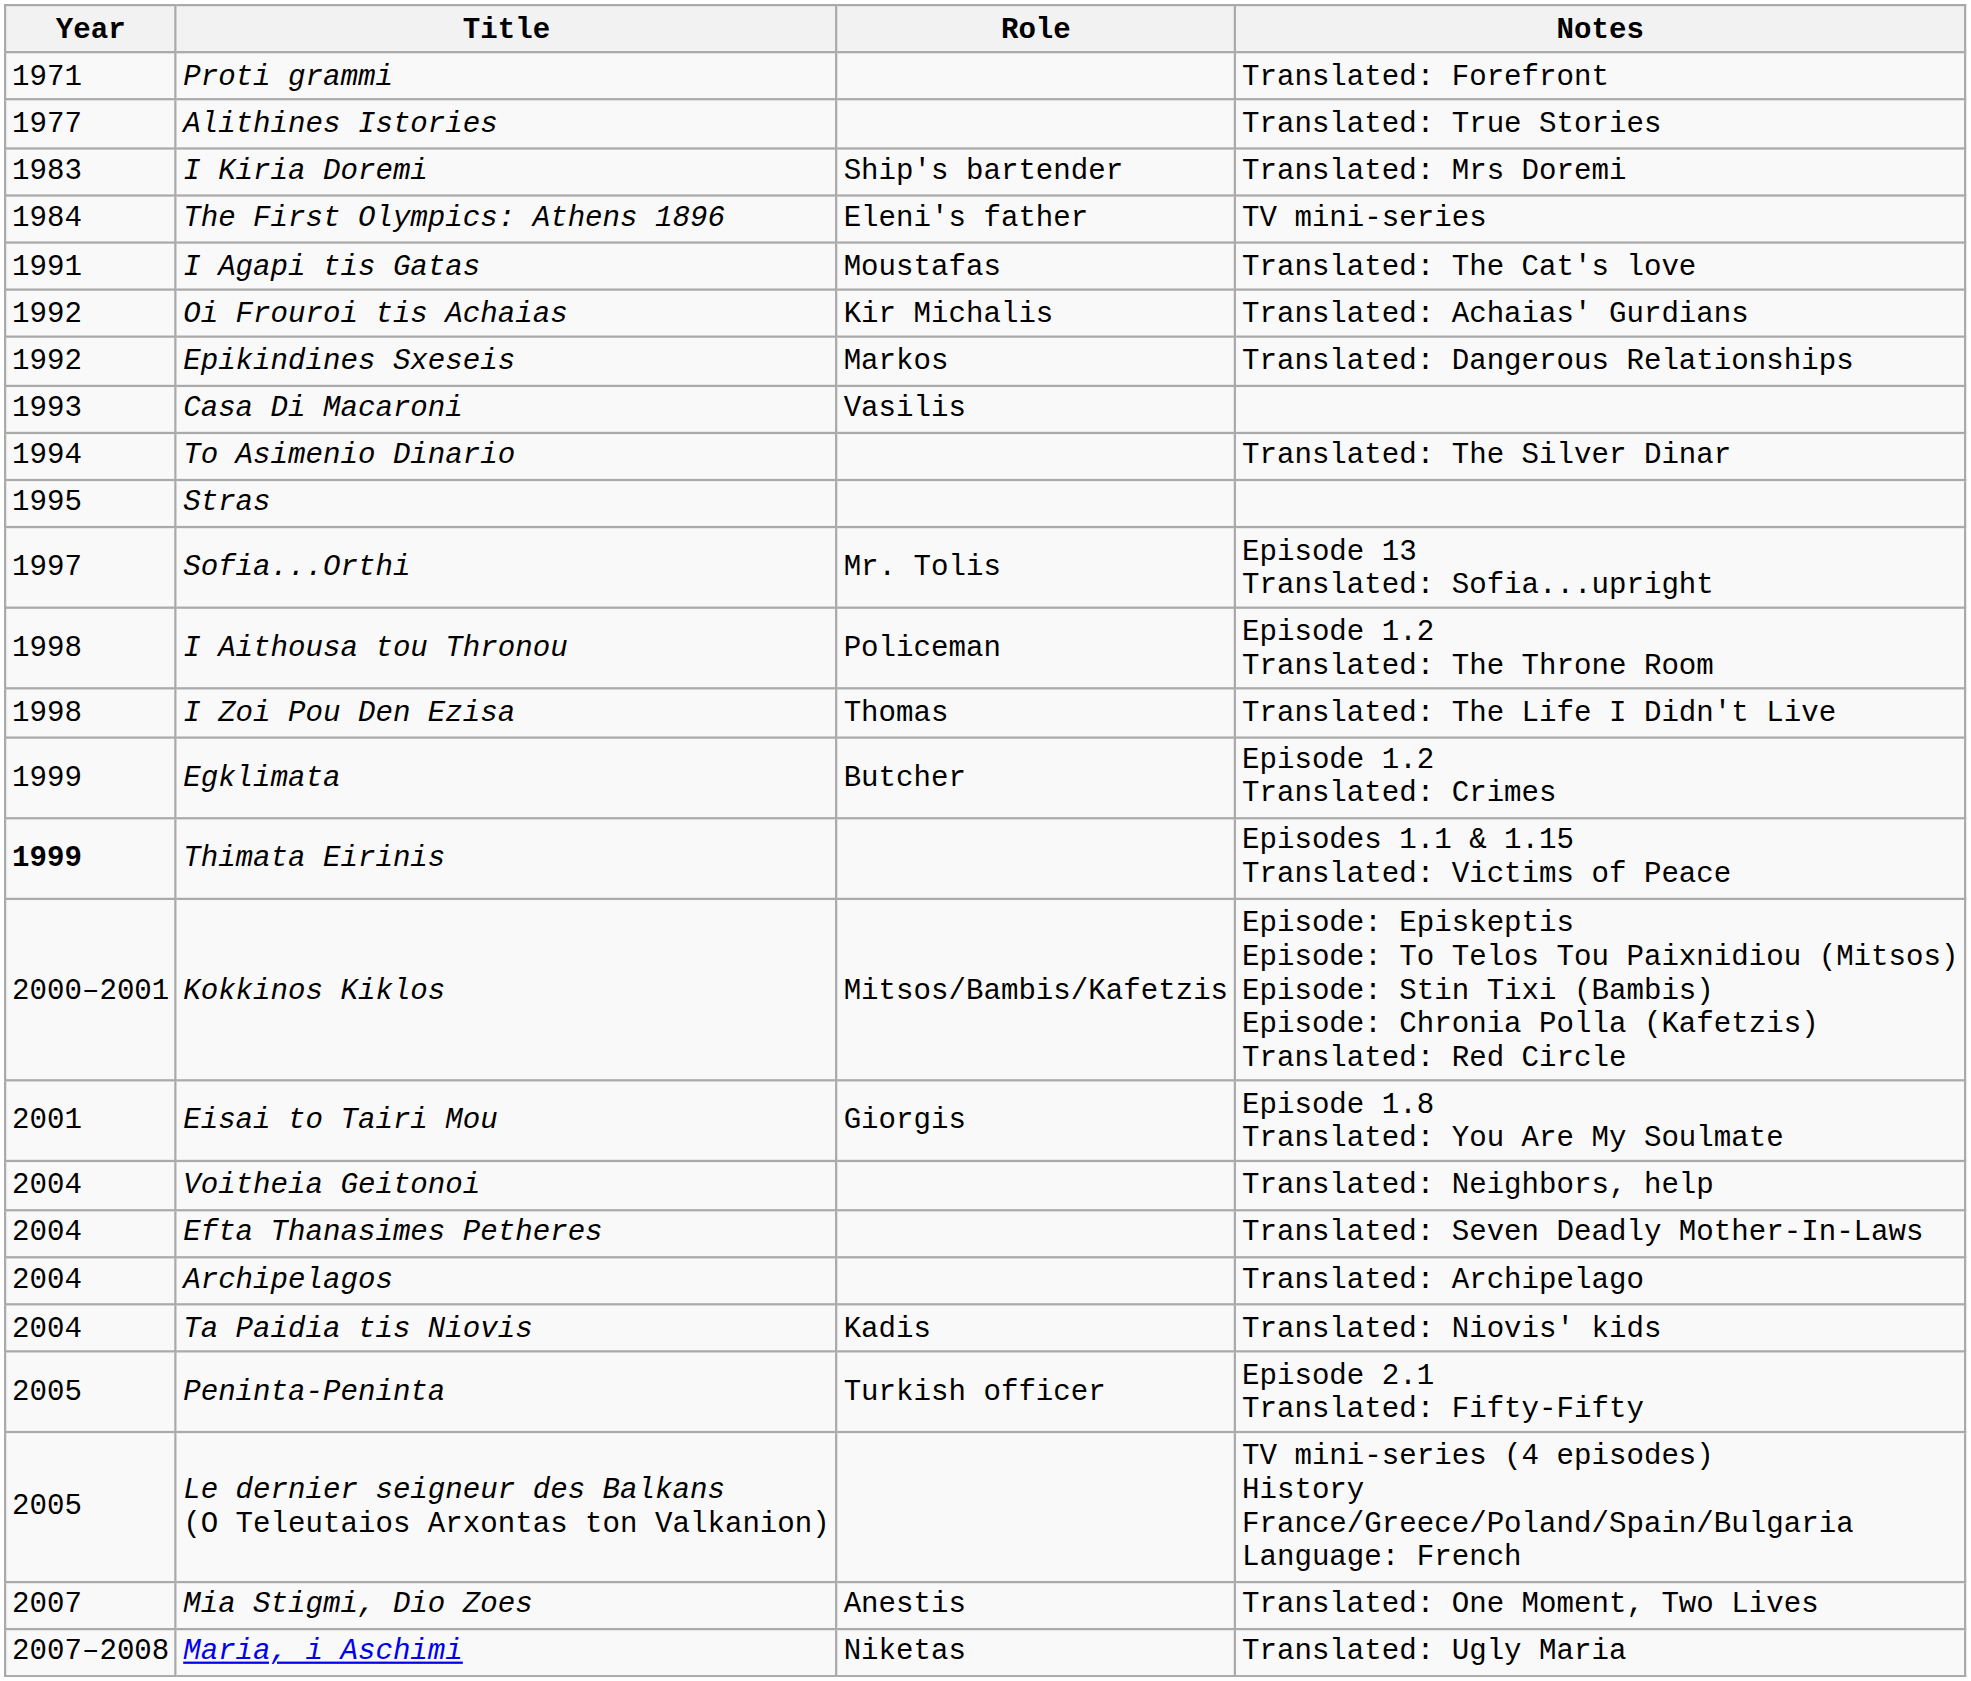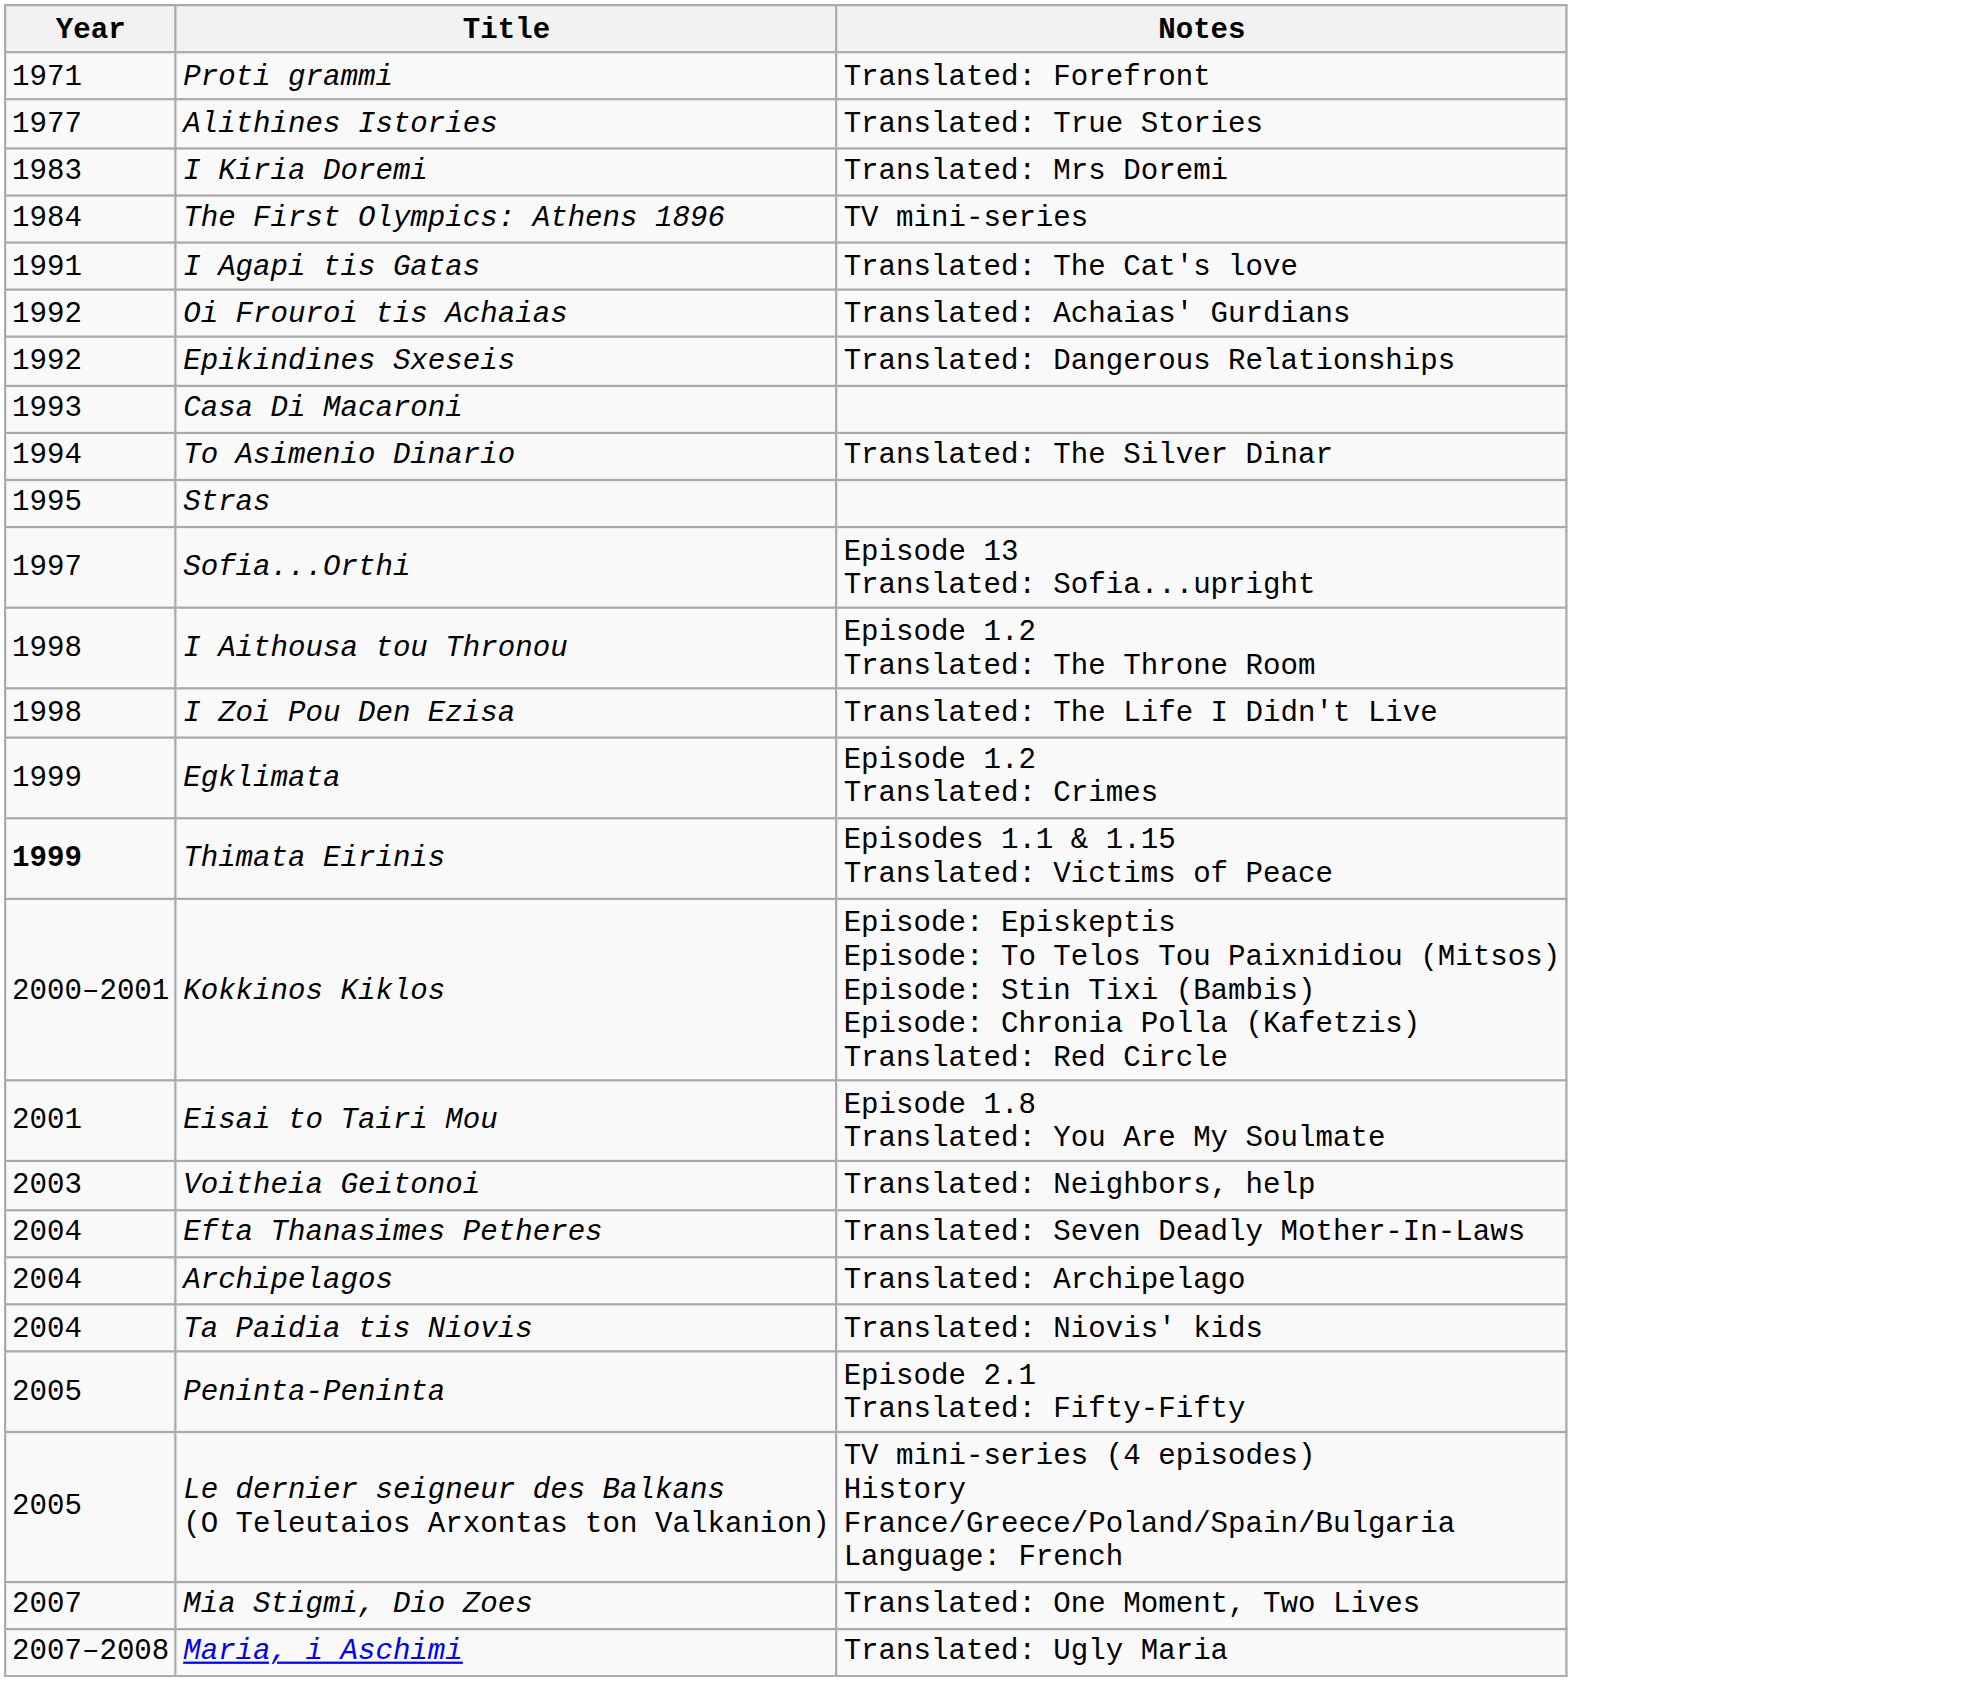- column: (1036, 29)
(47, 1186) 2004 -> (47, 1186) 2003
